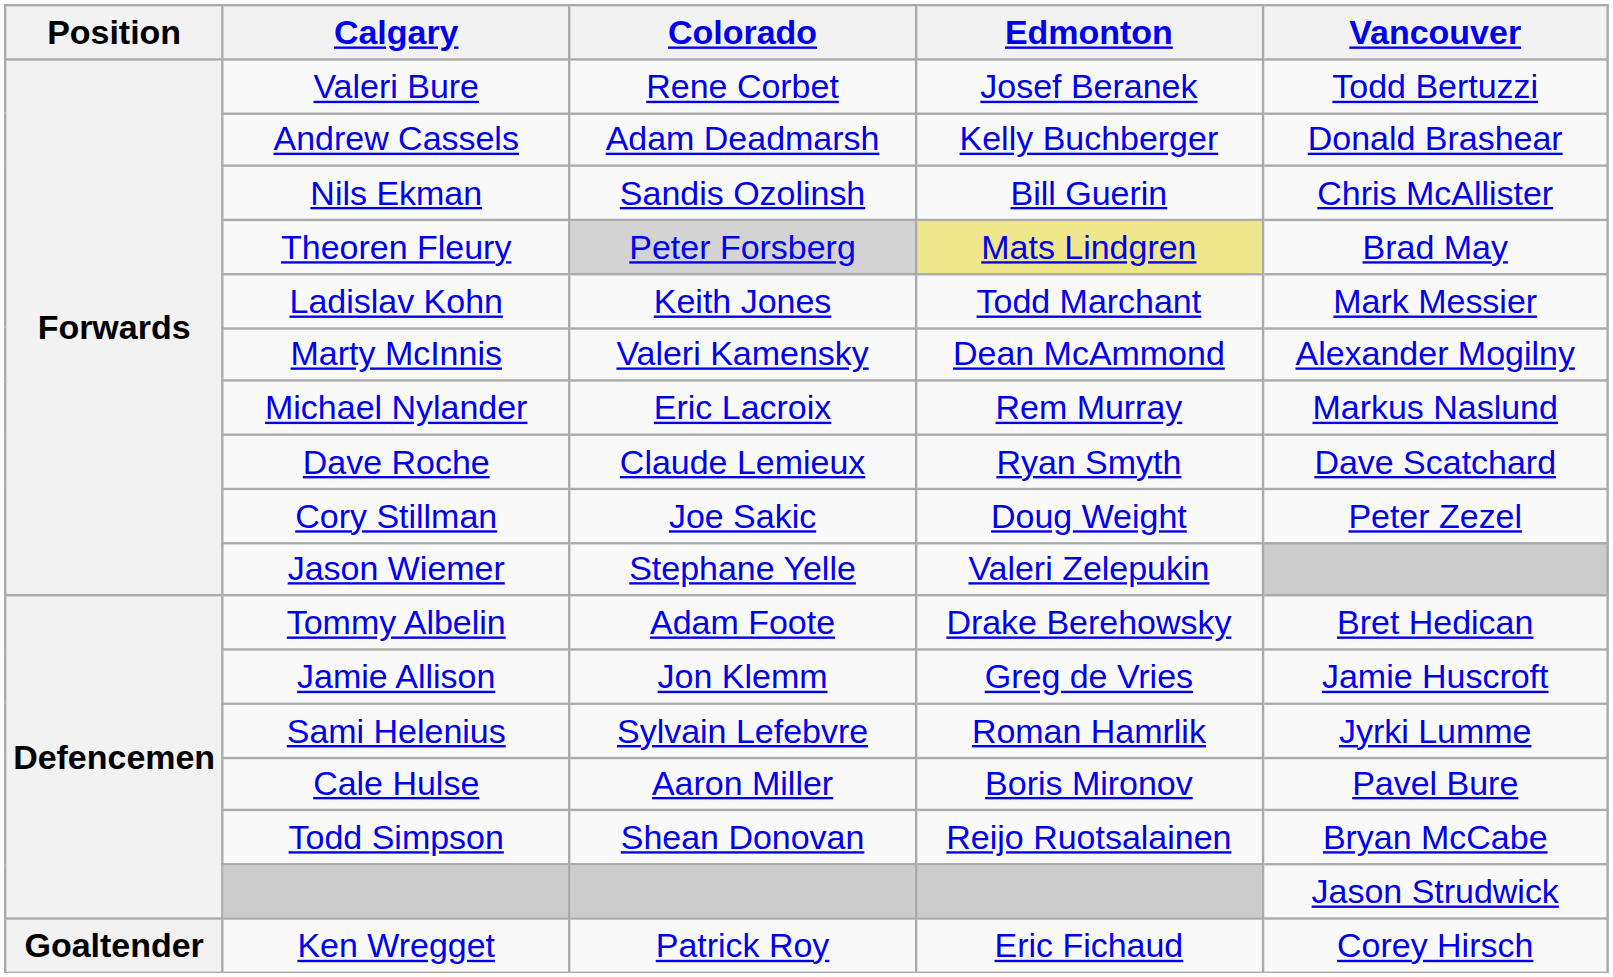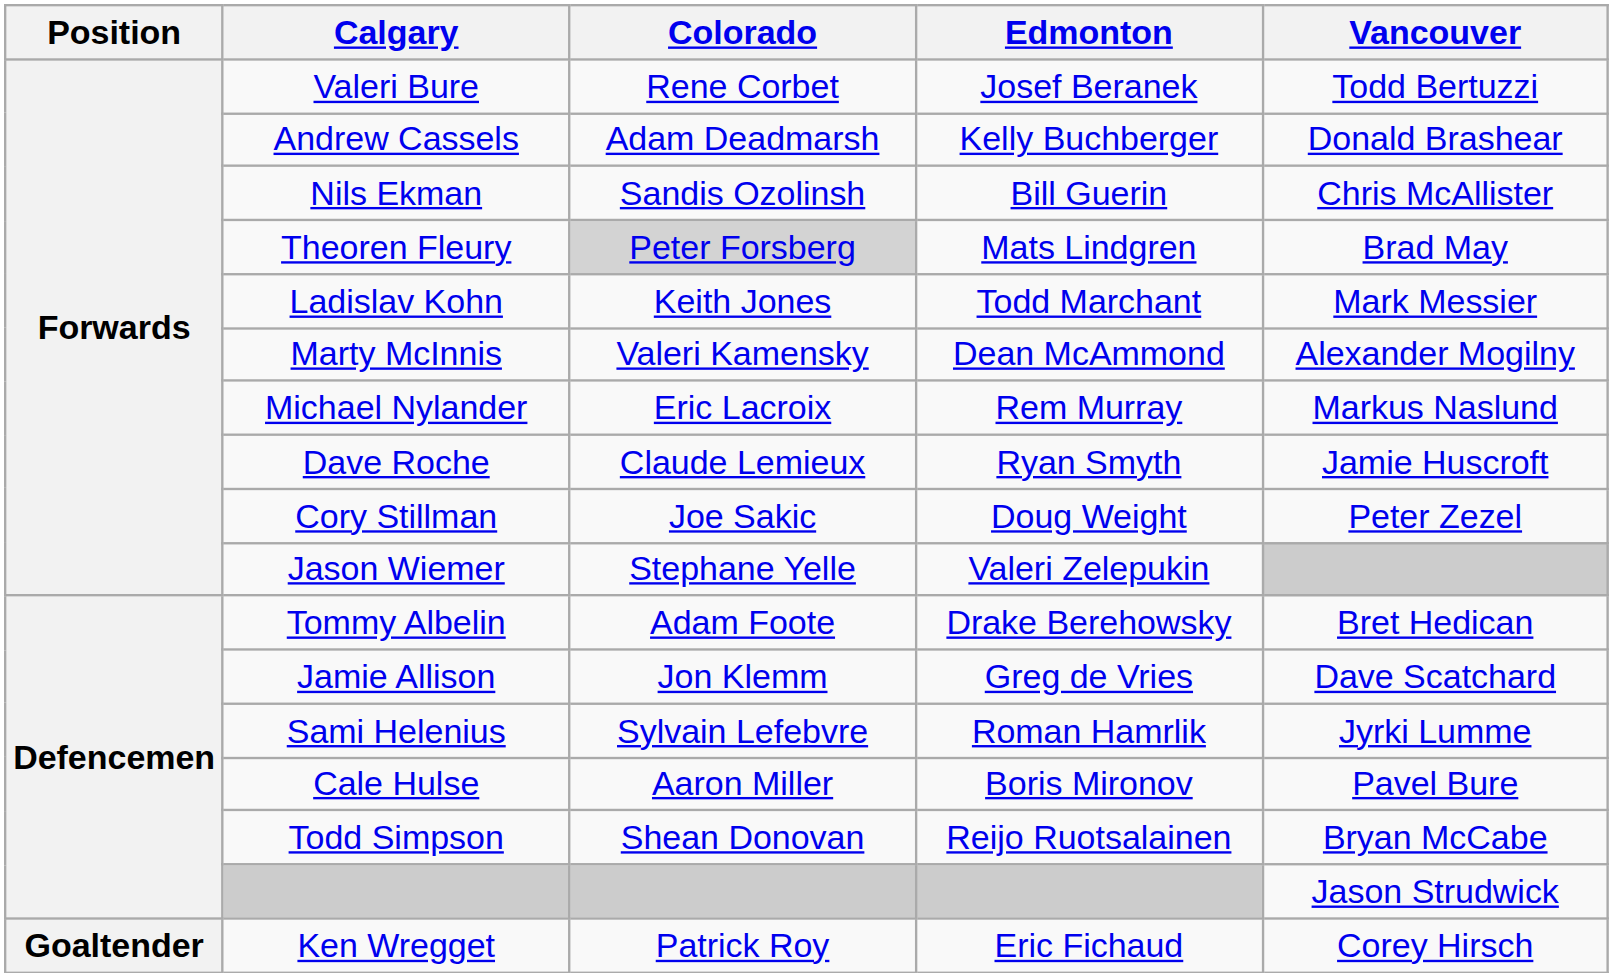(1089, 247) khaki background -> (1089, 247) no background
(1435, 462) Dave Scatchard -> (1435, 462) Jamie Huscroft
(1435, 677) Jamie Huscroft -> (1435, 677) Dave Scatchard
